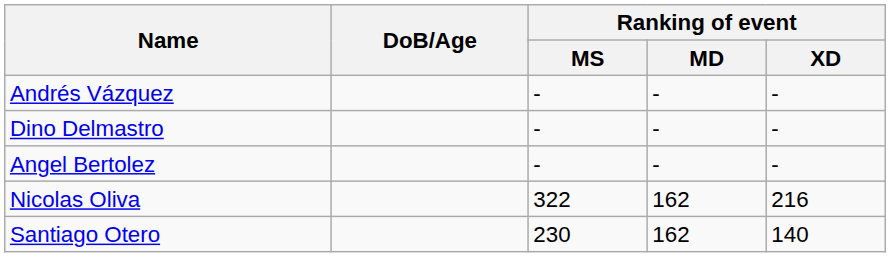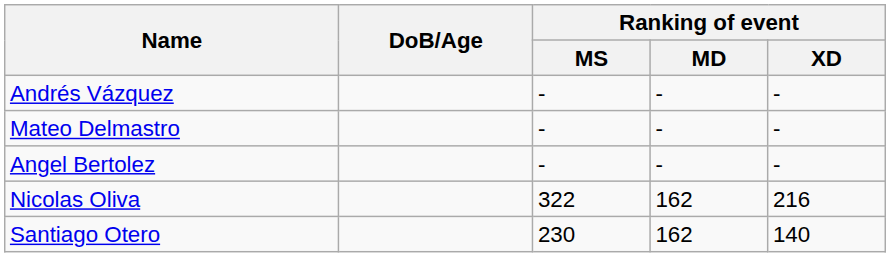+ row: (95, 129)
- row: (87, 129)
